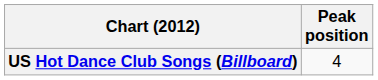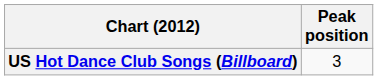(337, 61) 4 -> (337, 61) 3
